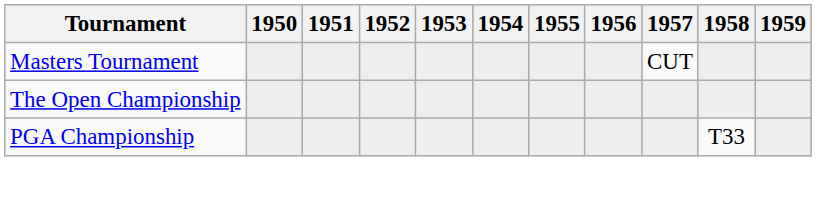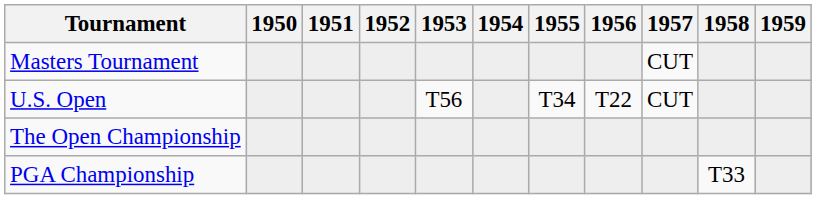+ row: (58, 99)
